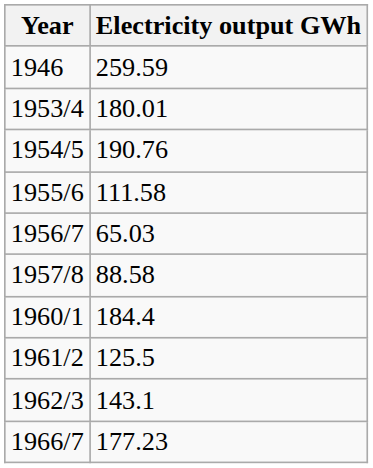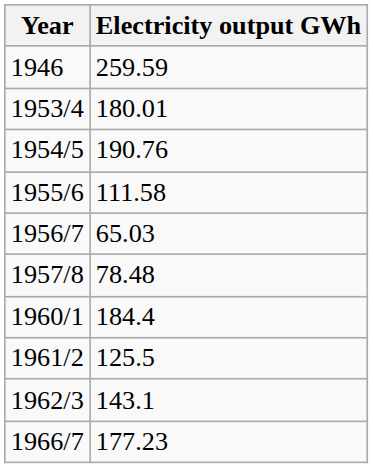(125, 274) 88.58 -> (125, 274) 78.48
